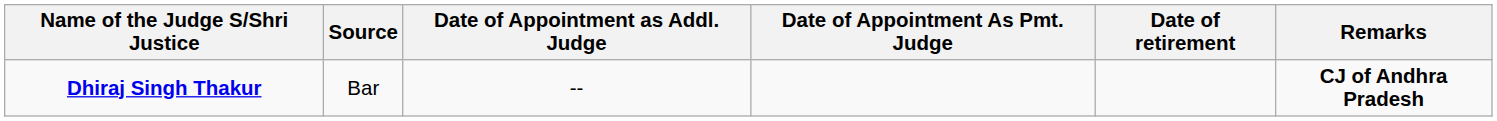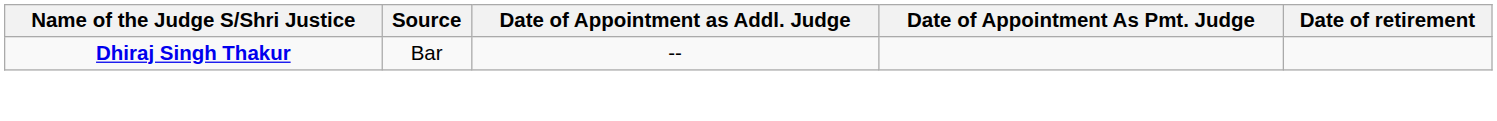- column: (1384, 32)
